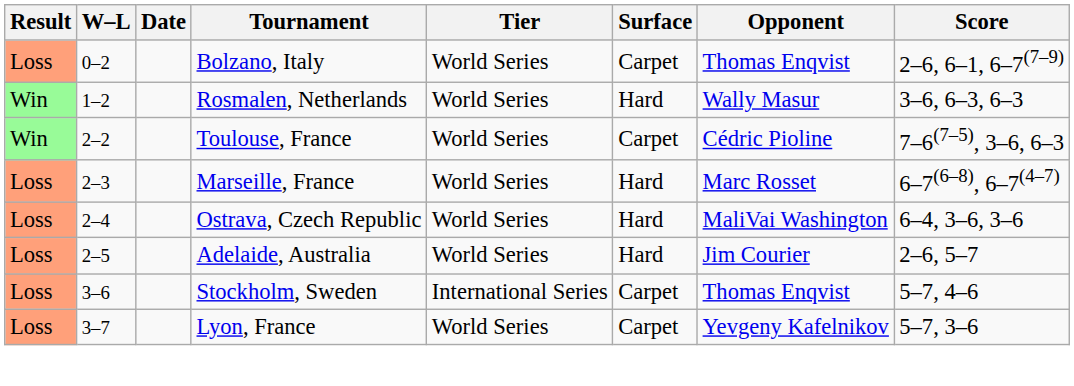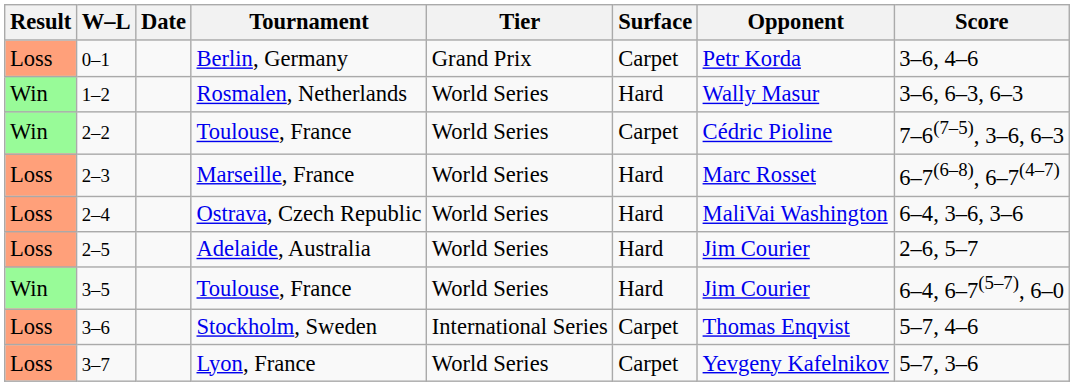+ row: (96, 59)
- row: (96, 62)
+ row: (96, 289)
